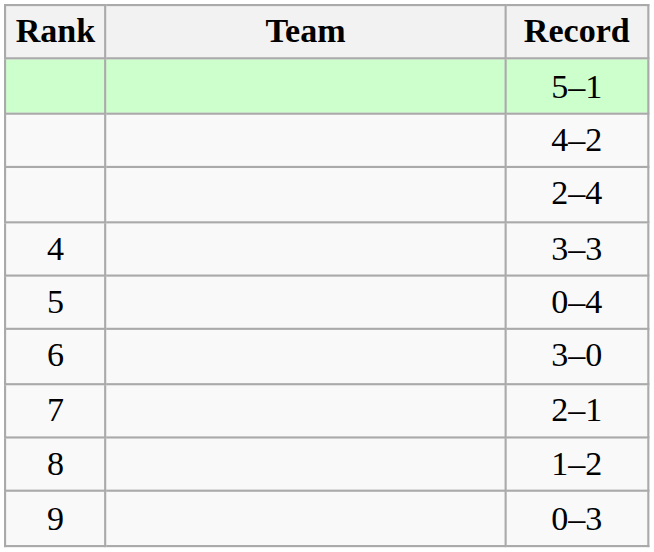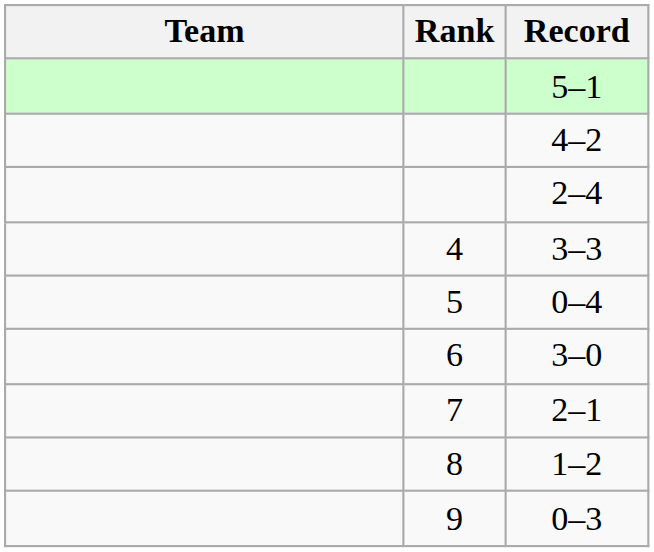columns swapped: (56, 31) <-> (306, 31)
